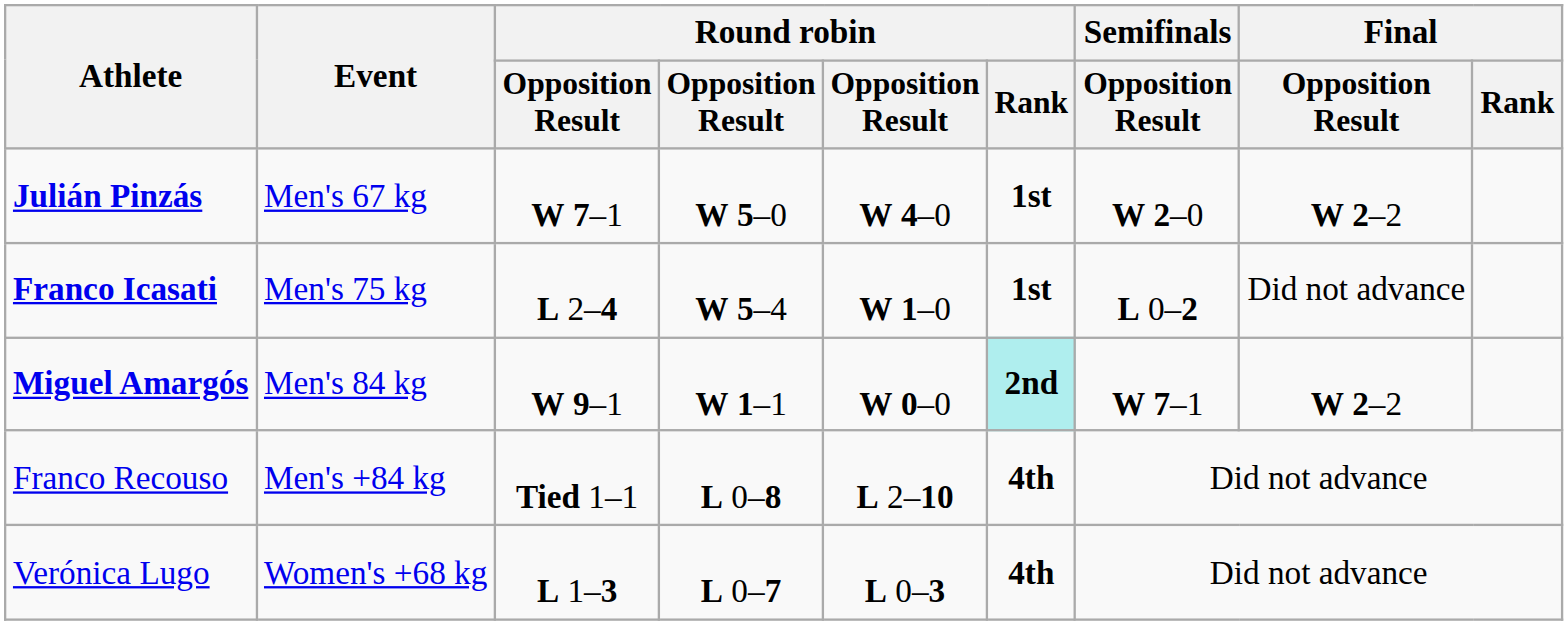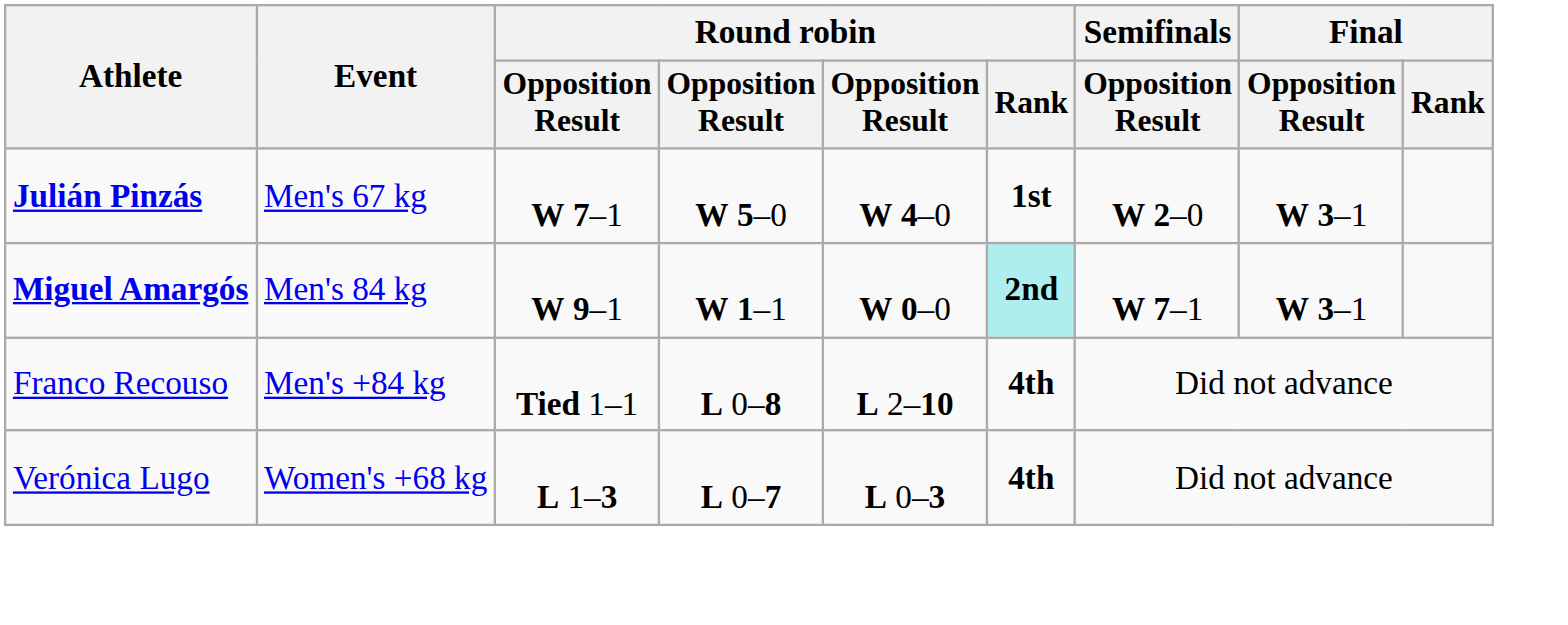(1356, 215) W 2–2 -> (1322, 215) W 3–1
- row: (115, 289)
(1356, 403) W 2–2 -> (1322, 309) W 3–1
